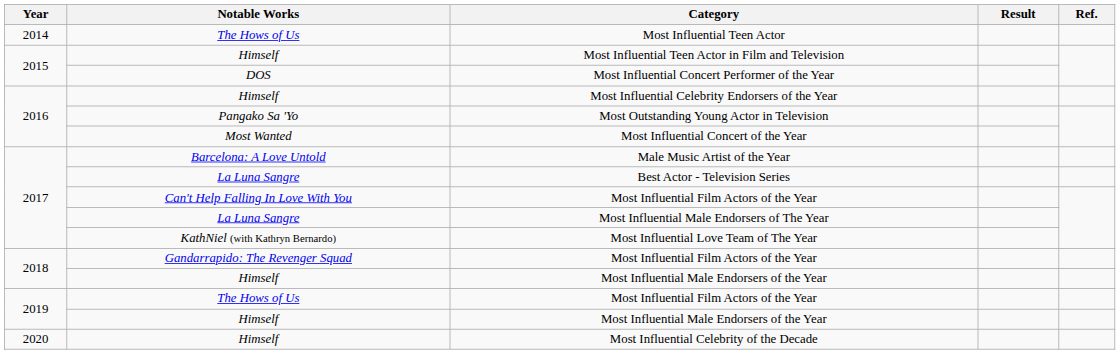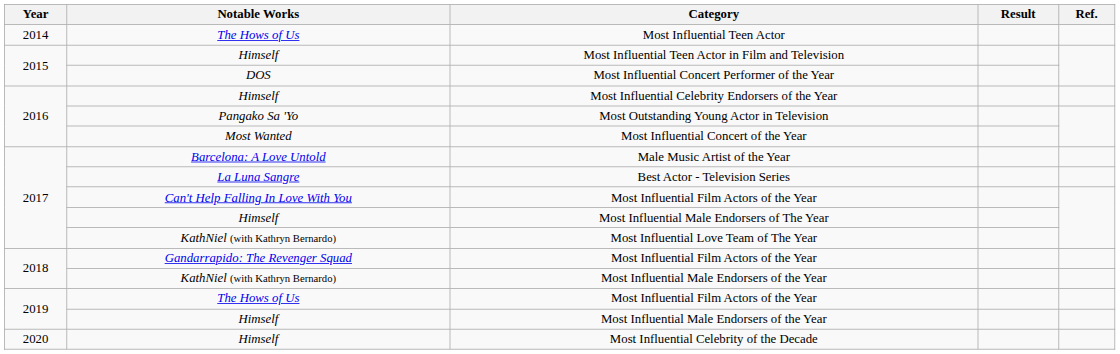(258, 217) La Luna Sangre -> (258, 217) Himself
(258, 278) Himself -> (258, 278) KathNiel (with Kathryn Bernardo)
